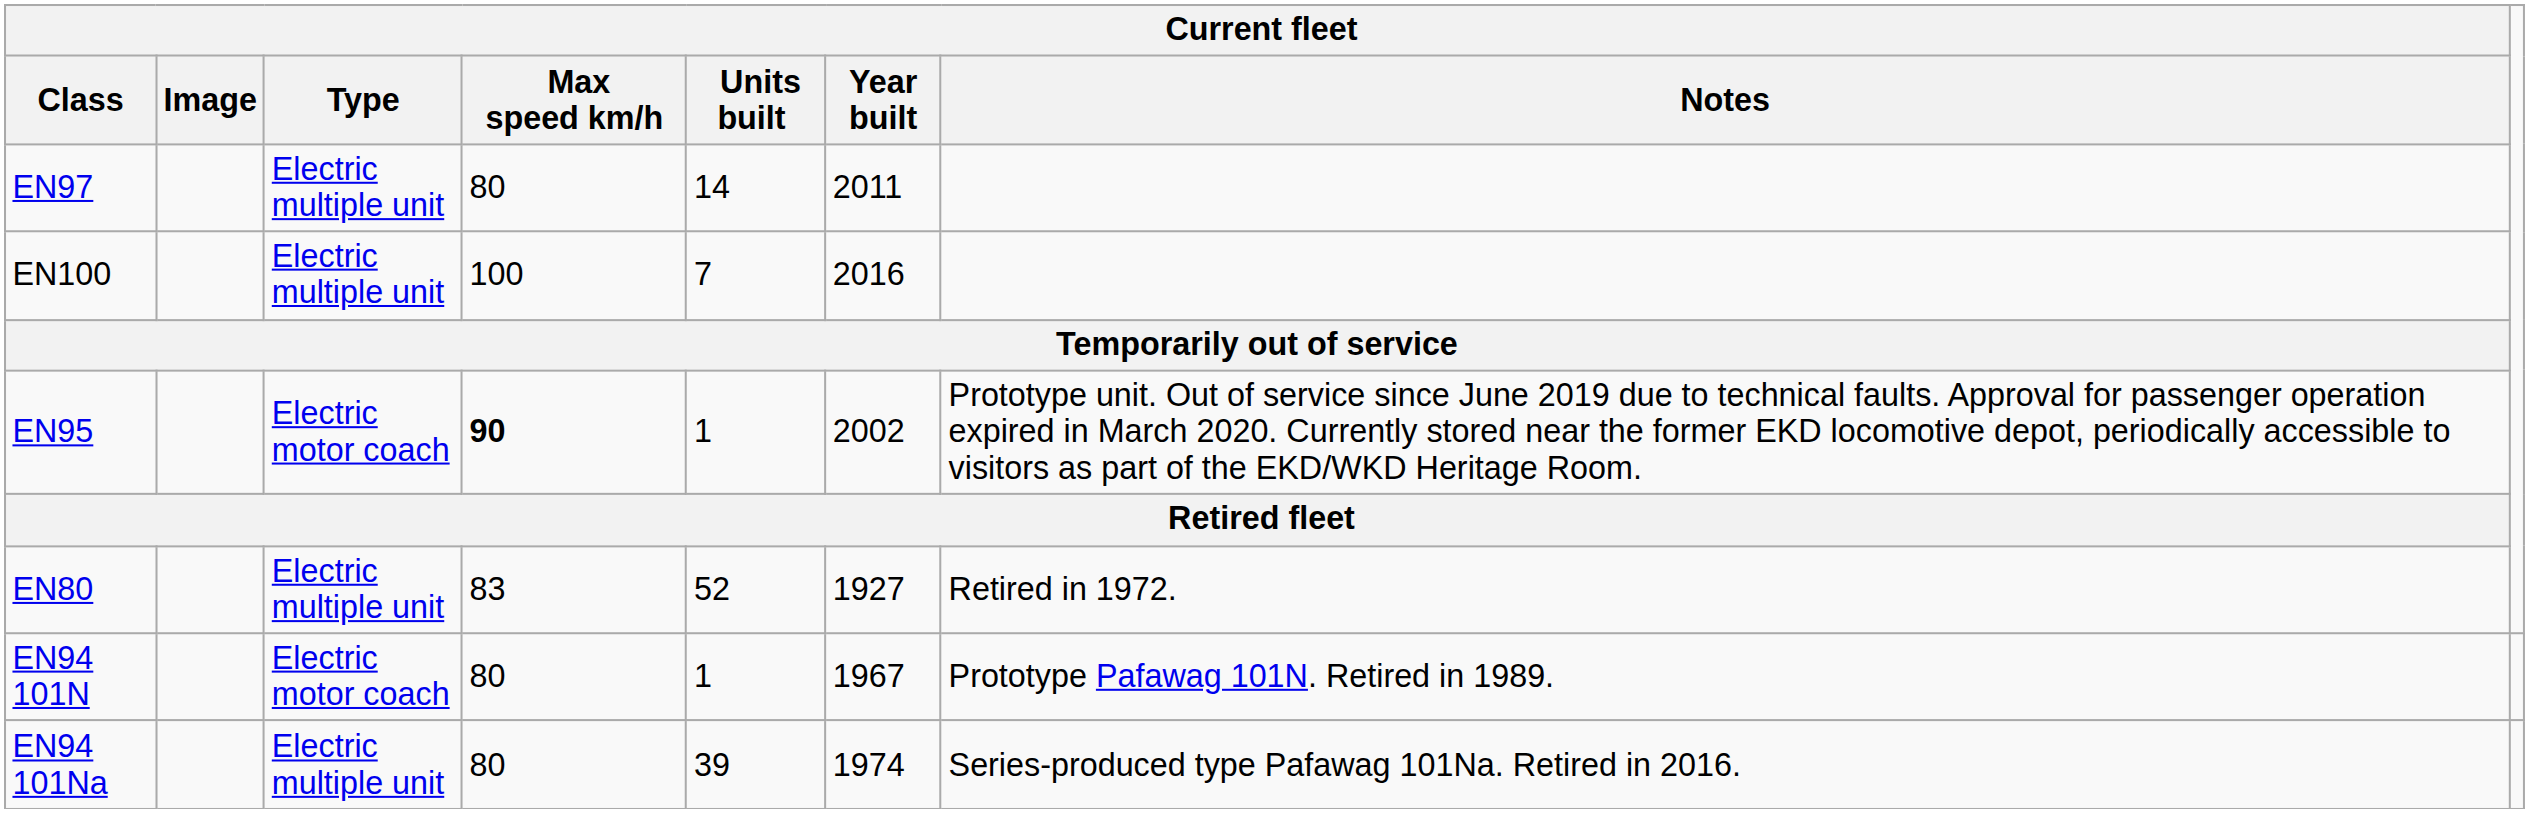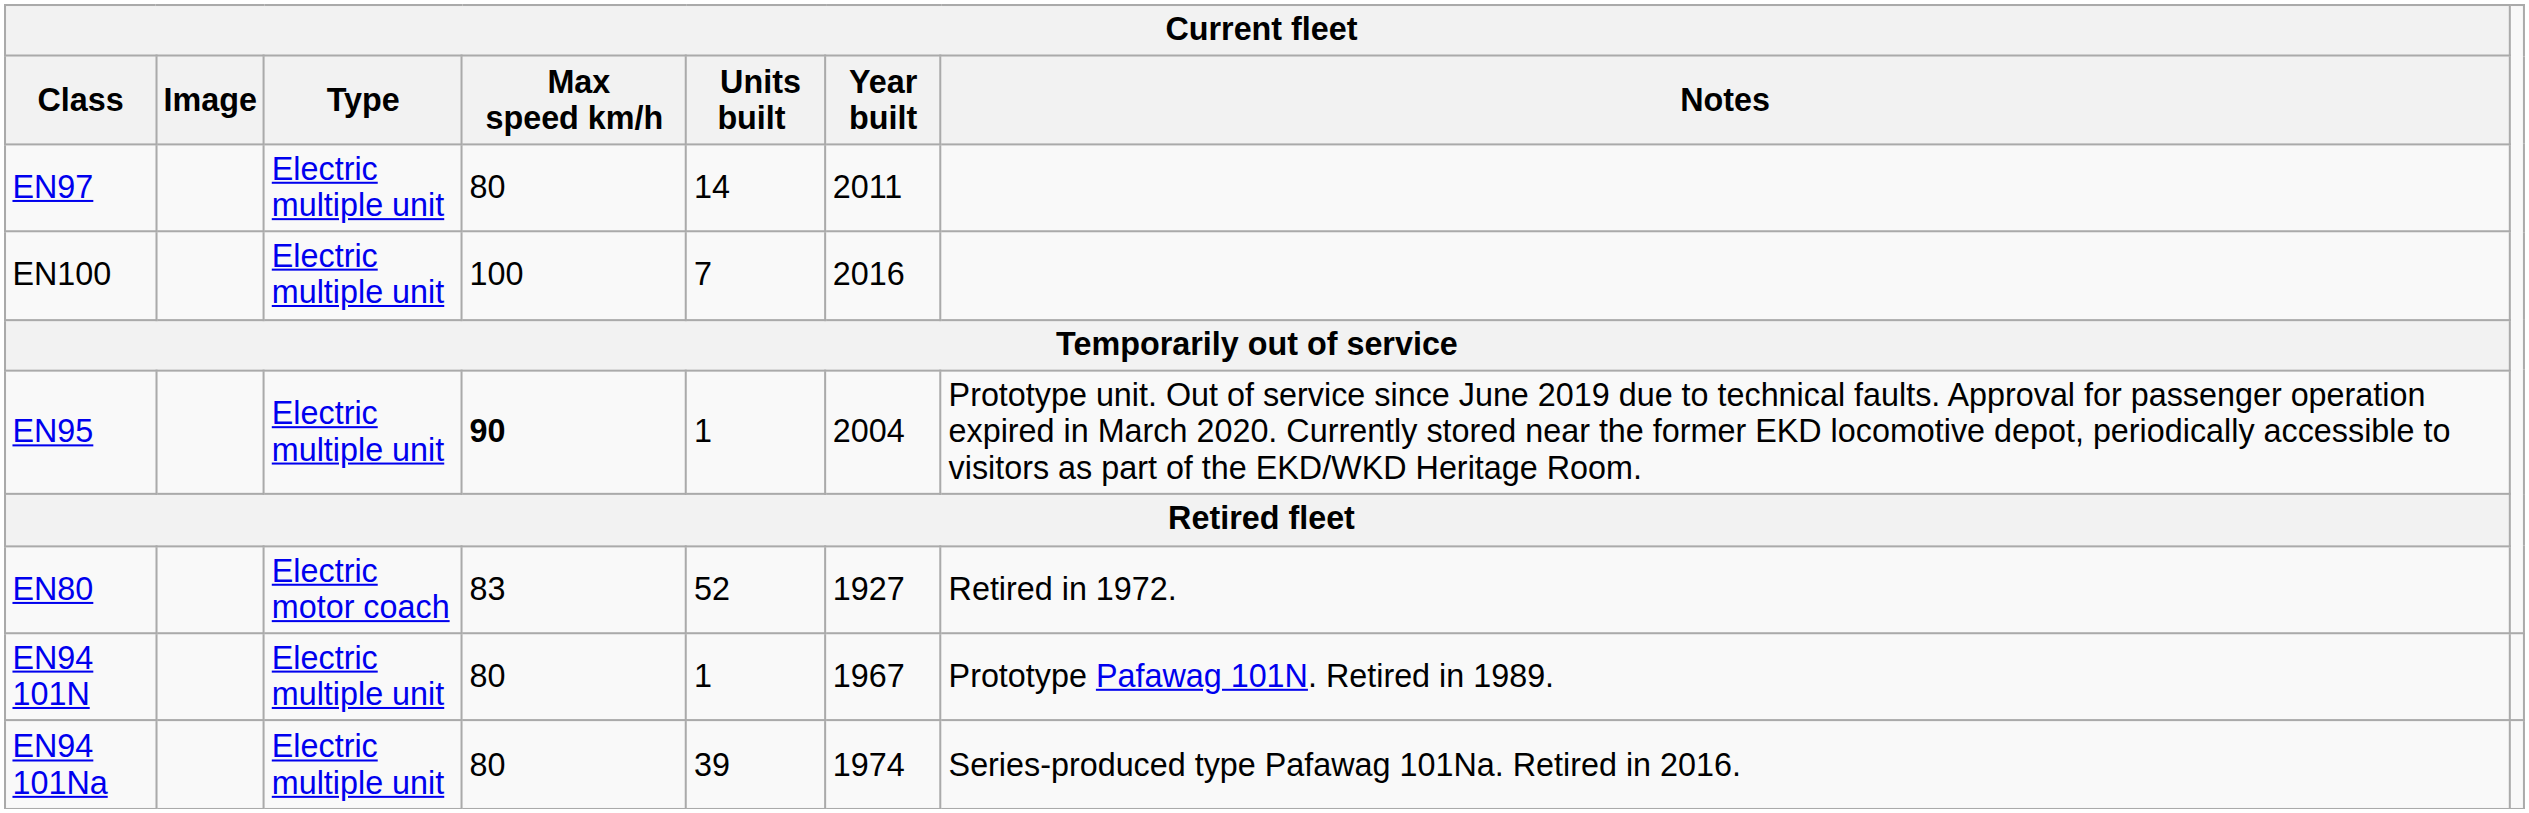(361, 431) Electric motor coach -> (358, 431) Electric multiple unit
(869, 431) 2002 -> (869, 431) 2004
(358, 588) Electric multiple unit -> (361, 588) Electric motor coach
(361, 676) Electric motor coach -> (358, 676) Electric multiple unit
